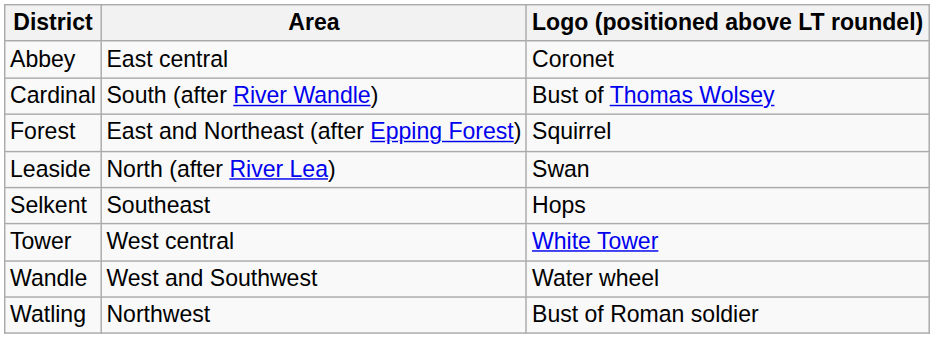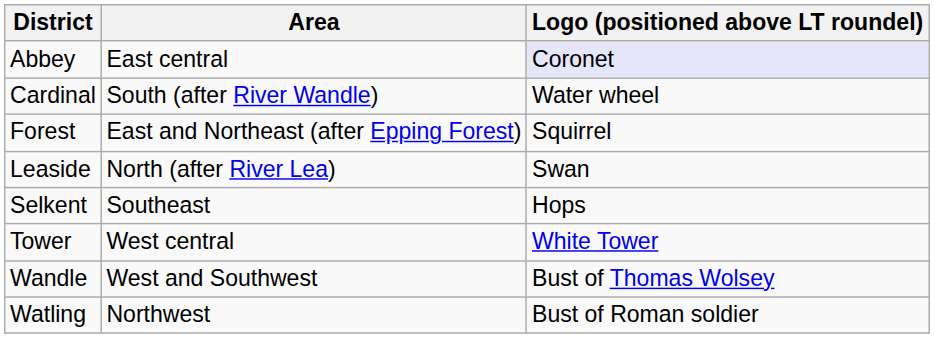(573, 59) no background -> (573, 59) lavender background
(653, 95) Bust of Thomas Wolsey -> (596, 95) Water wheel
(596, 278) Water wheel -> (653, 278) Bust of Thomas Wolsey
